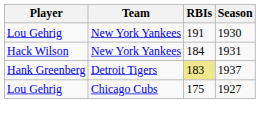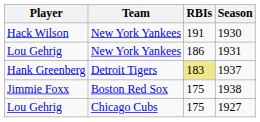(35, 32) Lou Gehrig -> (38, 32) Hack Wilson
(38, 51) Hack Wilson -> (35, 51) Lou Gehrig
(195, 51) 184 -> (195, 51) 186
+ row: (229, 88)
